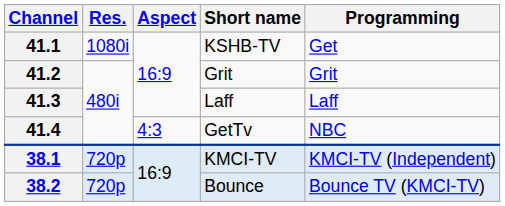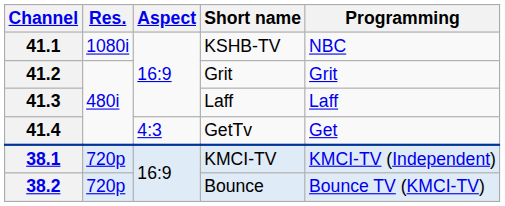(323, 46) Get -> (328, 46) NBC
(328, 130) NBC -> (323, 130) Get
